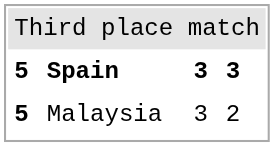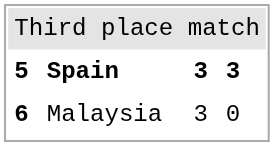(22, 115) 5 -> (22, 115) 6
(233, 115) 2 -> (233, 115) 0
